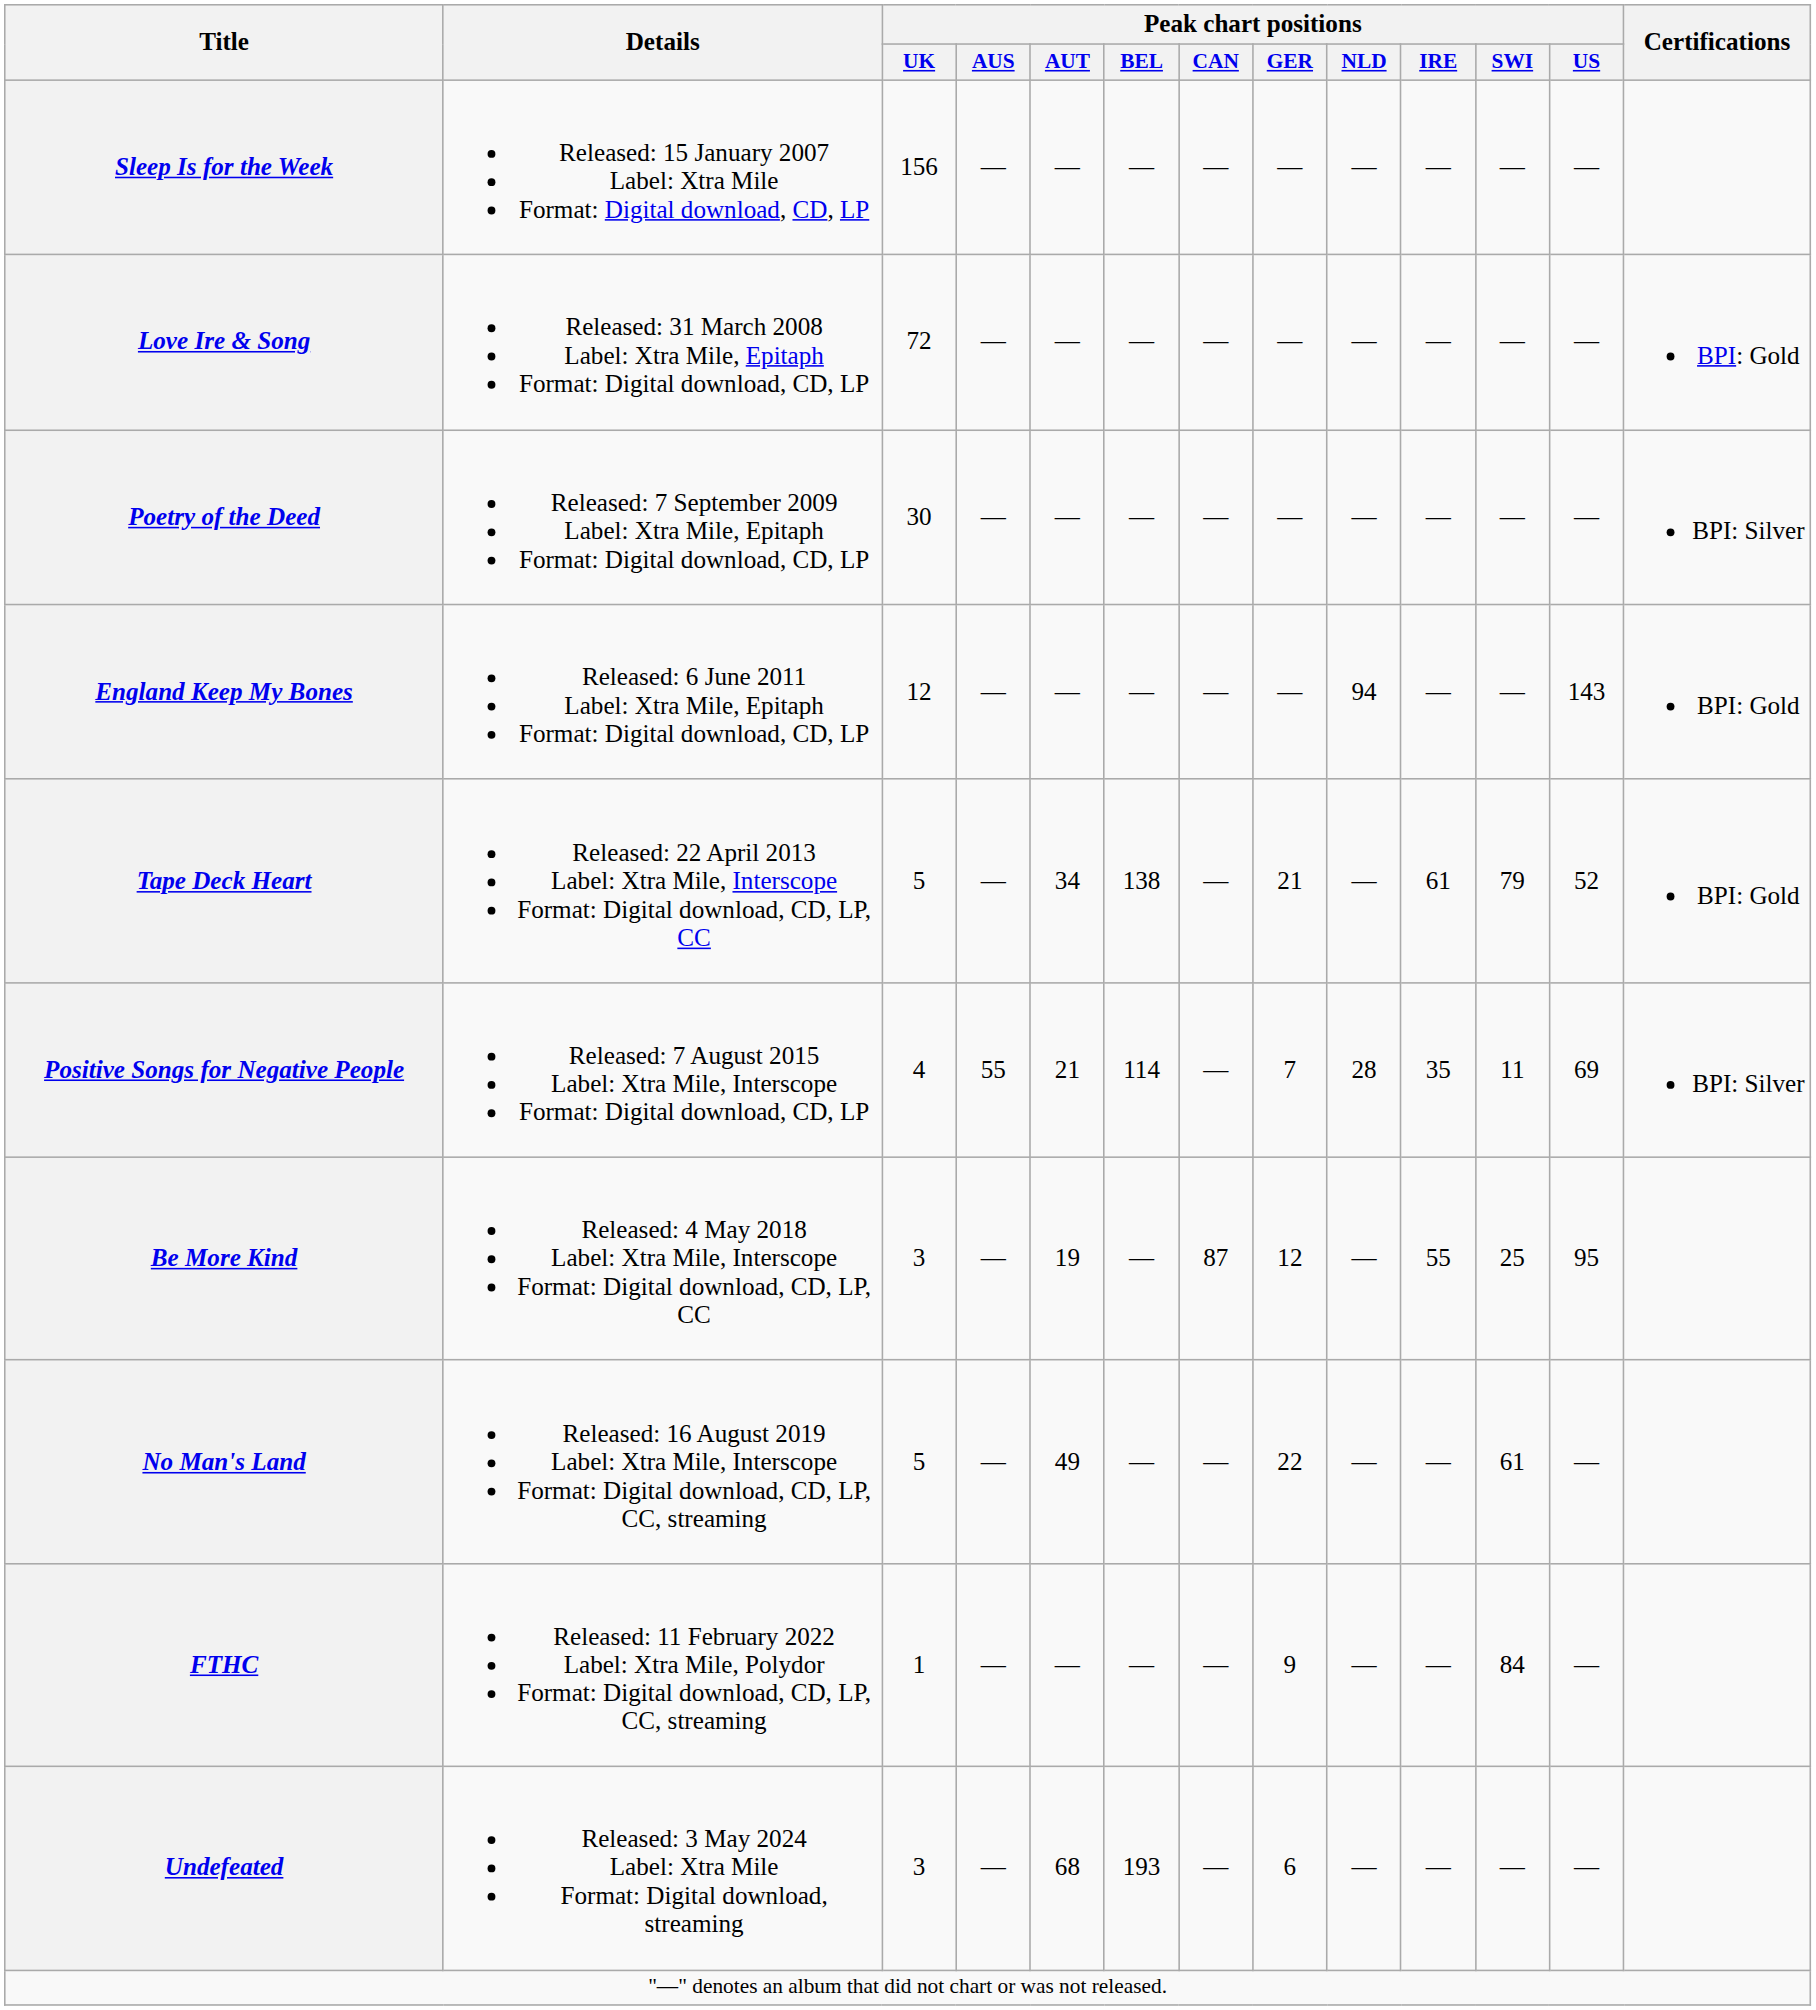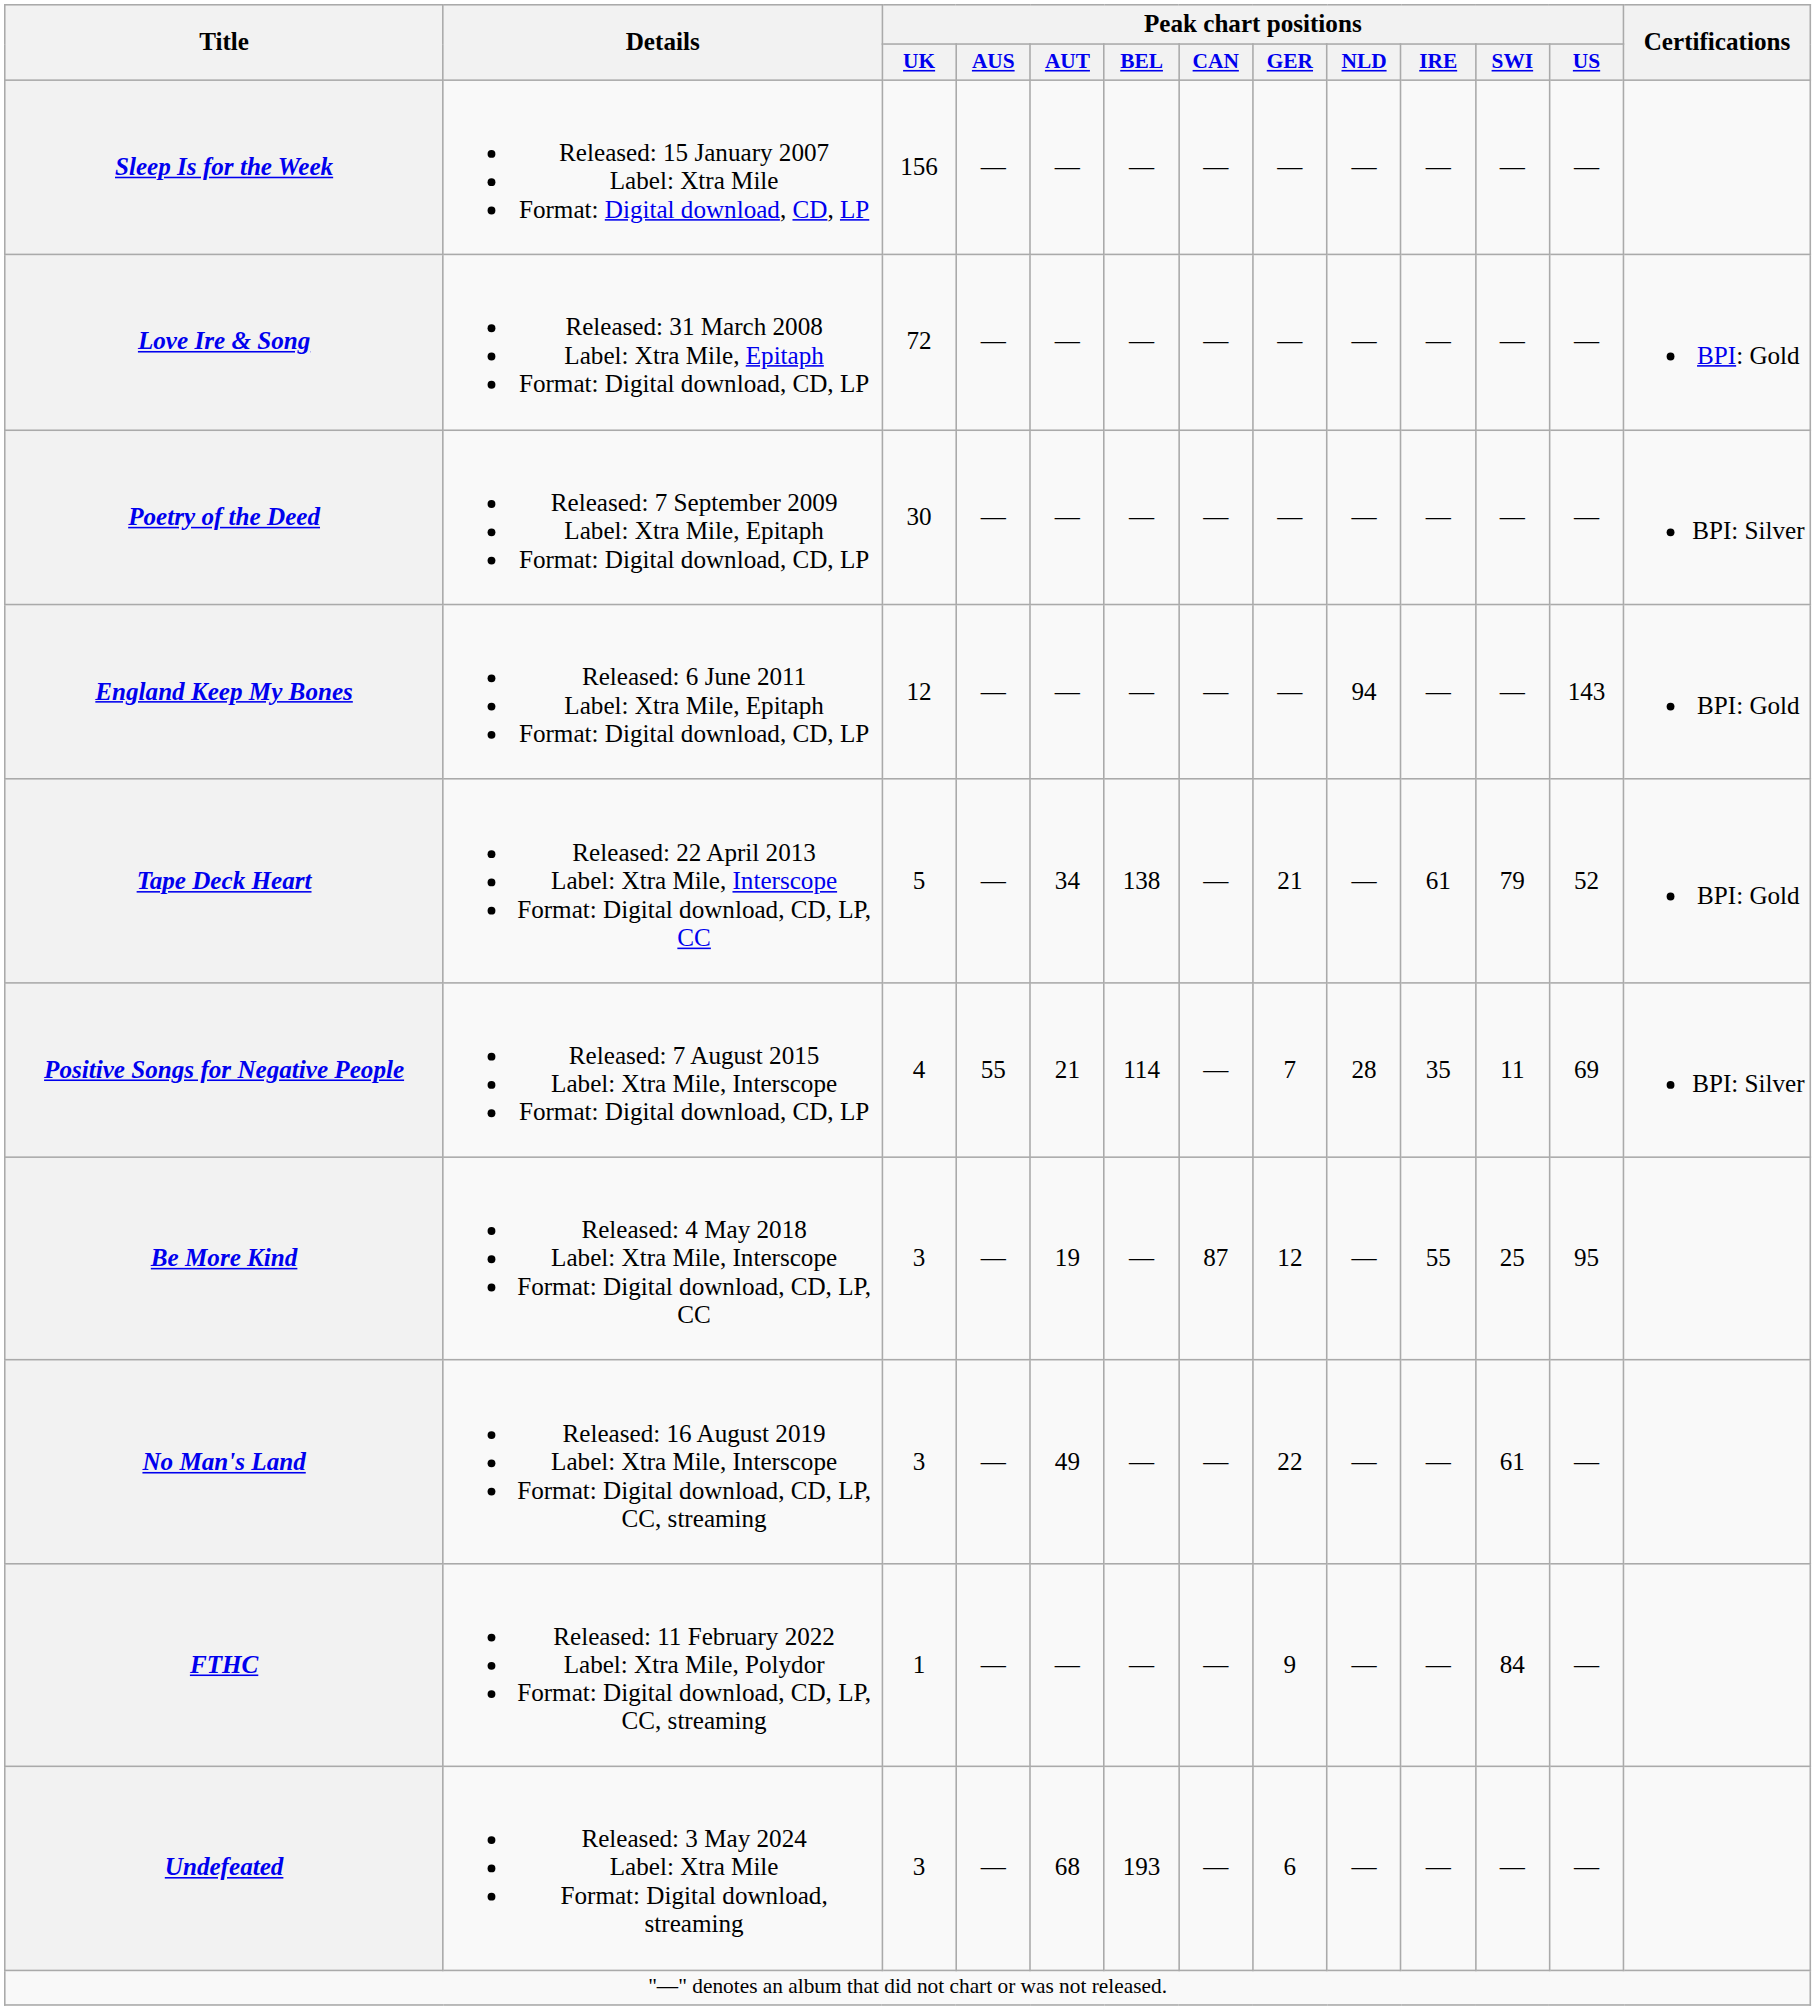(919, 1461) 5 -> (919, 1461) 3
